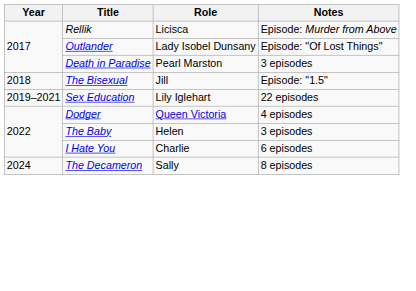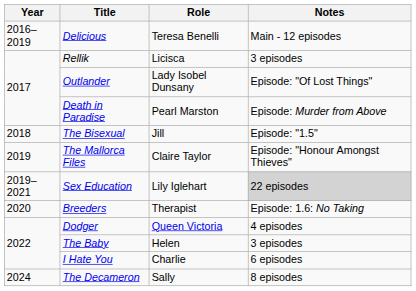+ row: (84, 36)
(329, 30) Episode: Murder from Above -> (276, 59) 3 episodes
(287, 64) 3 episodes -> (319, 111) Episode: Murder from Above
+ row: (94, 157)
(290, 98) no background -> (279, 186) lightgrey background
+ row: (84, 209)
